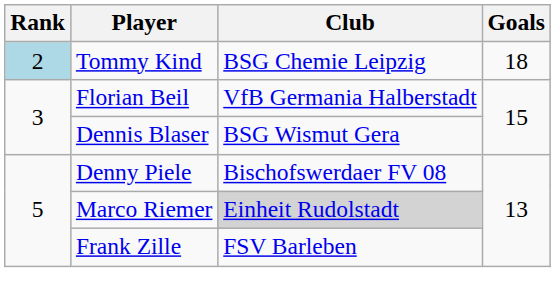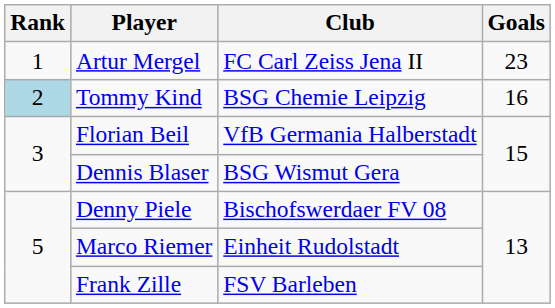+ row: (138, 60)
(516, 60) 18 -> (516, 97) 16
(311, 209) lightgrey background -> (311, 246) no background
